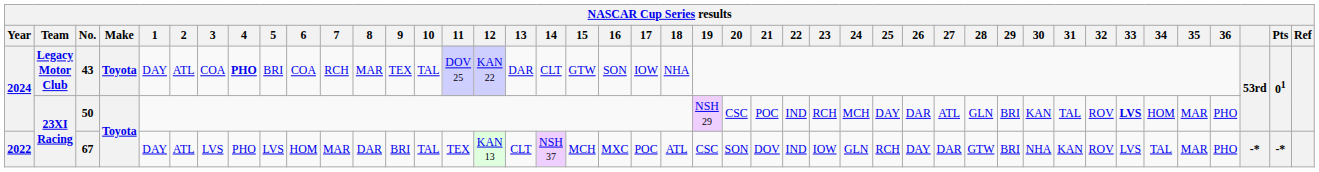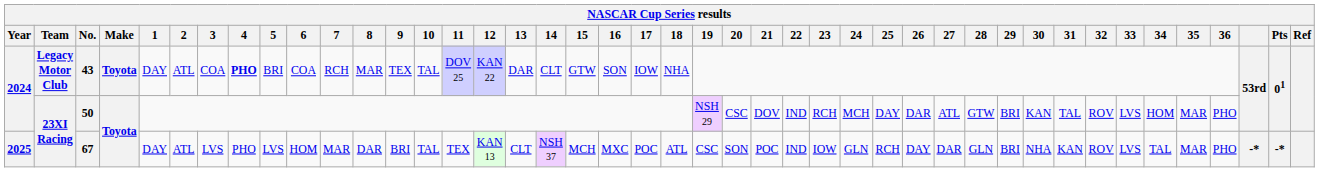(767, 113) POC -> (767, 113) DOV
(981, 113) GLN -> (981, 113) GTW
(1130, 113) bold -> (1130, 113) normal
(19, 149) 2022 -> (19, 149) 2025
(767, 149) DOV -> (767, 149) POC
(981, 149) GTW -> (981, 149) GLN
